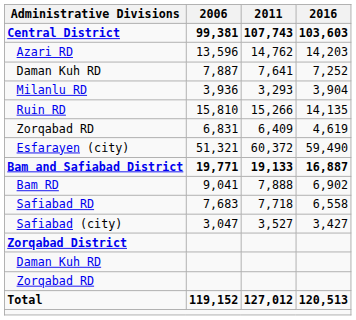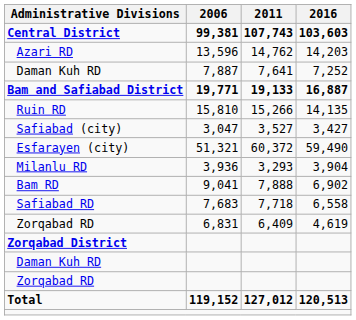rows swapped: (52, 90) <-> (95, 167)
rows swapped: (55, 128) <-> (69, 224)
